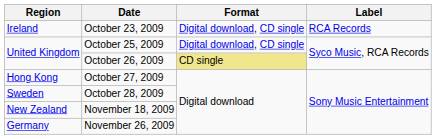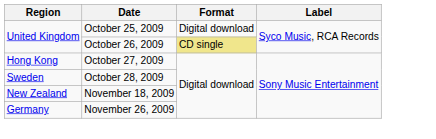- row: (124, 28)
(242, 45) Digital download, CD single -> (216, 28) Digital download
